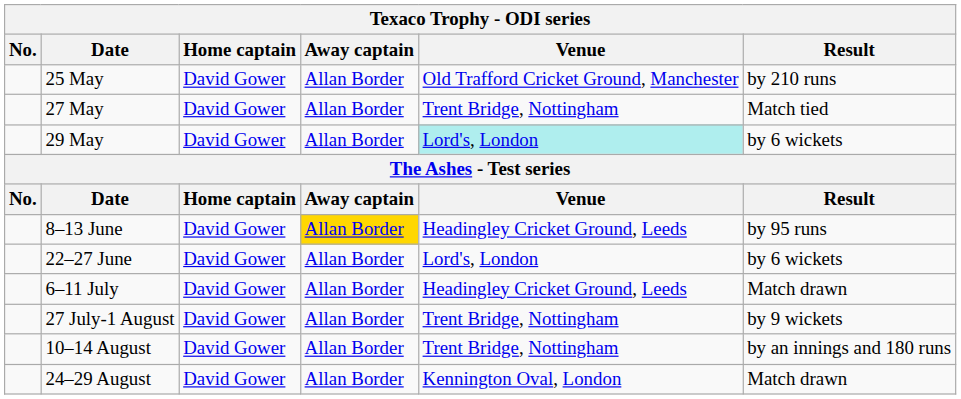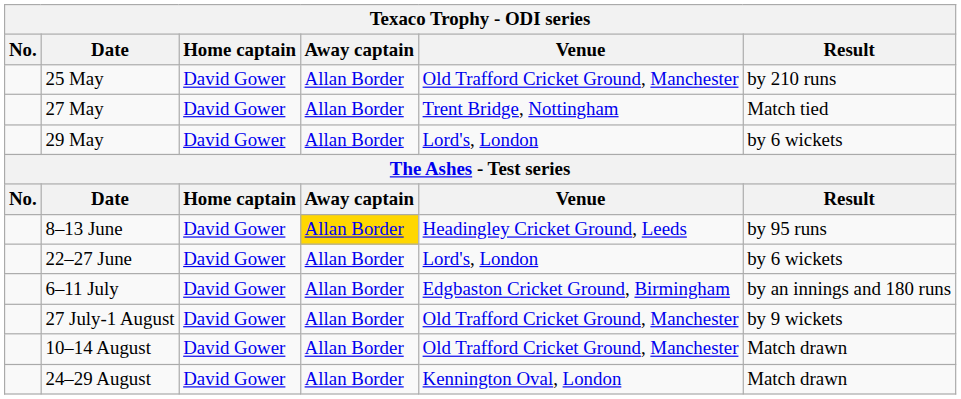(480, 139) paleturquoise background -> (480, 139) no background
(555, 288) Headingley Cricket Ground, Leeds -> (576, 288) Edgbaston Cricket Ground, Birmingham
(797, 288) Match drawn -> (849, 288) by an innings and 180 runs
(521, 318) Trent Bridge, Nottingham -> (581, 318) Old Trafford Cricket Ground, Manchester
(521, 348) Trent Bridge, Nottingham -> (581, 348) Old Trafford Cricket Ground, Manchester
(849, 348) by an innings and 180 runs -> (797, 348) Match drawn
